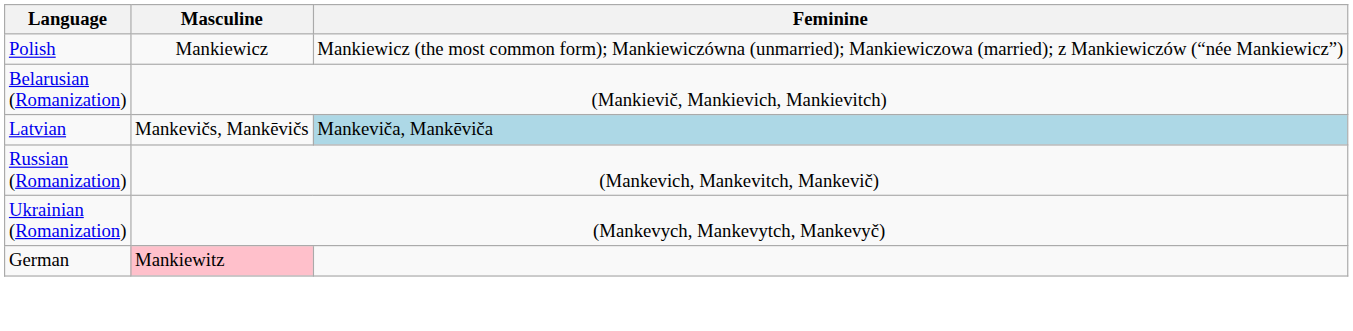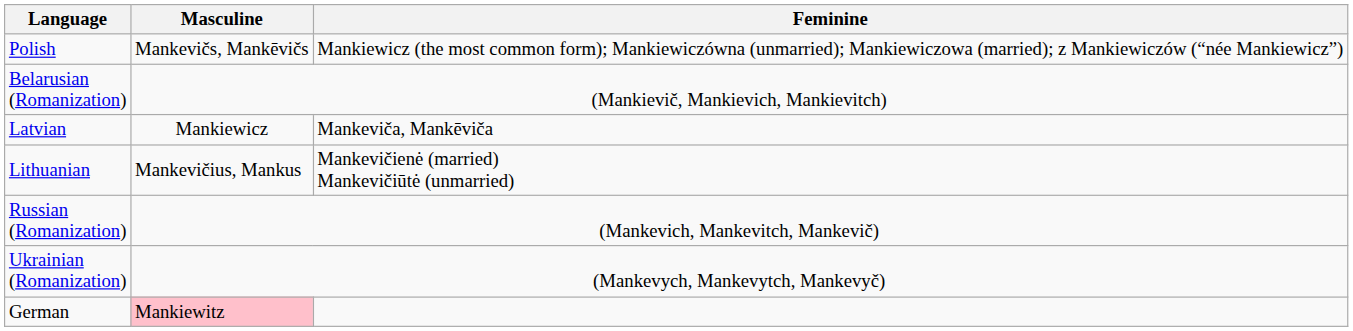(222, 49) Mankiewicz -> (222, 49) Mankevičs, Mankēvičs
(222, 129) Mankevičs, Mankēvičs -> (222, 129) Mankiewicz
(405, 129) lightblue background -> (405, 129) no background
+ row: (49, 169)
